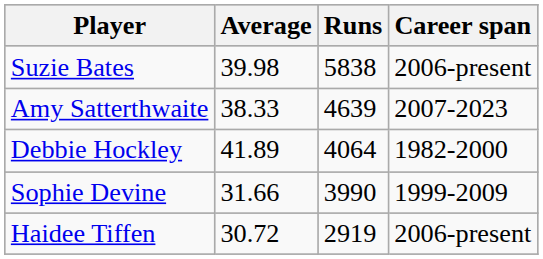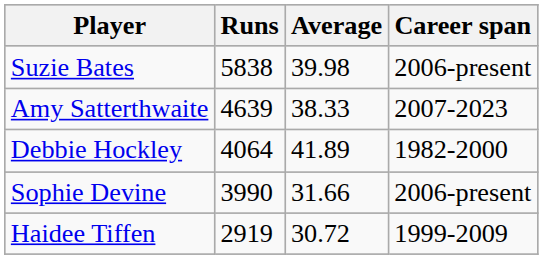columns swapped: (353, 25) <-> (266, 25)
(451, 191) 1999-2009 -> (463, 191) 2006-present
(463, 233) 2006-present -> (451, 233) 1999-2009
